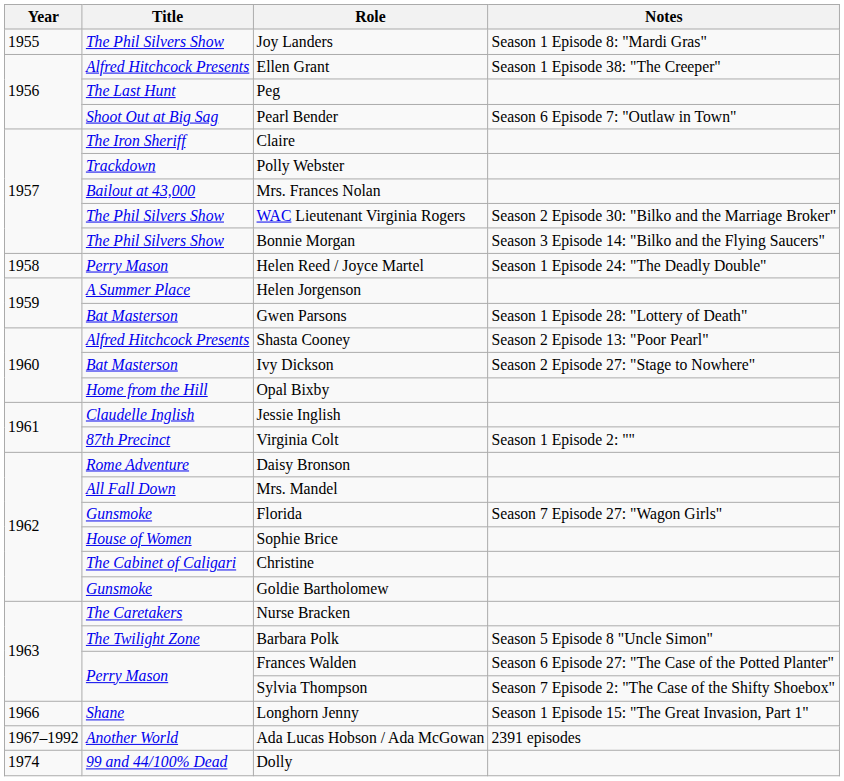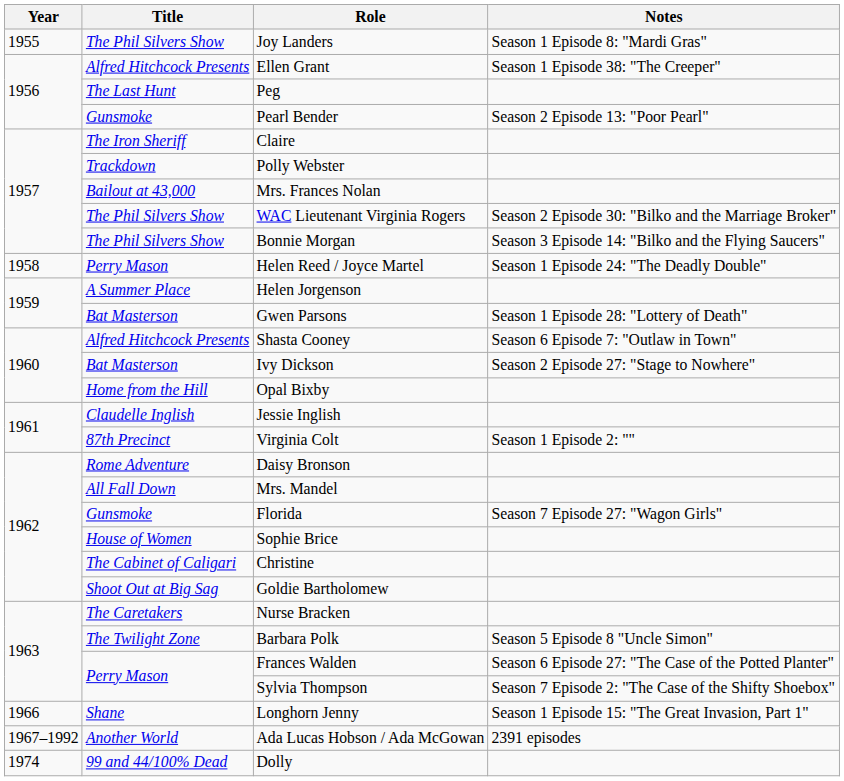(152, 116) Shoot Out at Big Sag -> (119, 116) Gunsmoke
(614, 116) Season 6 Episode 7: "Outlaw in Town" -> (600, 116) Season 2 Episode 13: "Poor Pearl"
(600, 340) Season 2 Episode 13: "Poor Pearl" -> (614, 340) Season 6 Episode 7: "Outlaw in Town"
(119, 588) Gunsmoke -> (152, 588) Shoot Out at Big Sag
